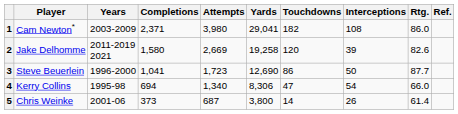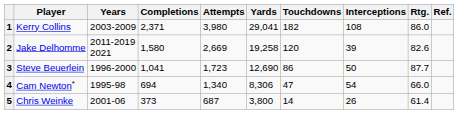(46, 28) Cam Newton* -> (43, 27) Kerry Collins
(43, 86) Kerry Collins -> (46, 85) Cam Newton*
